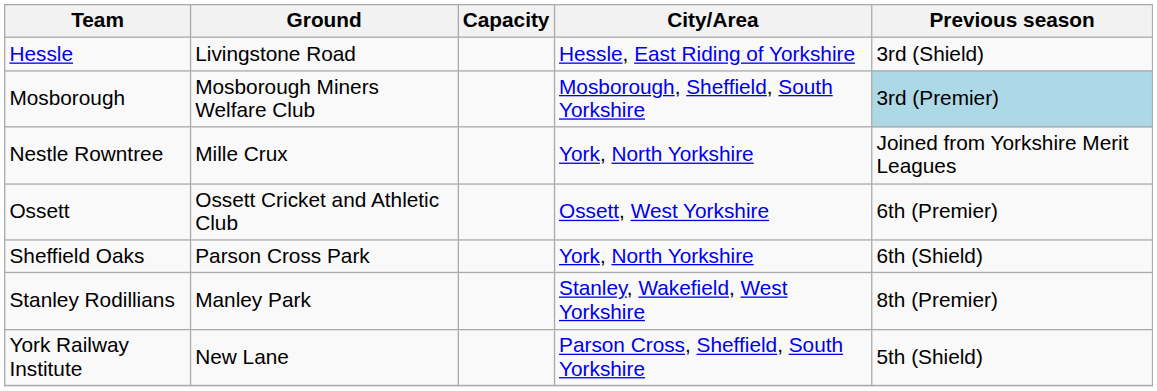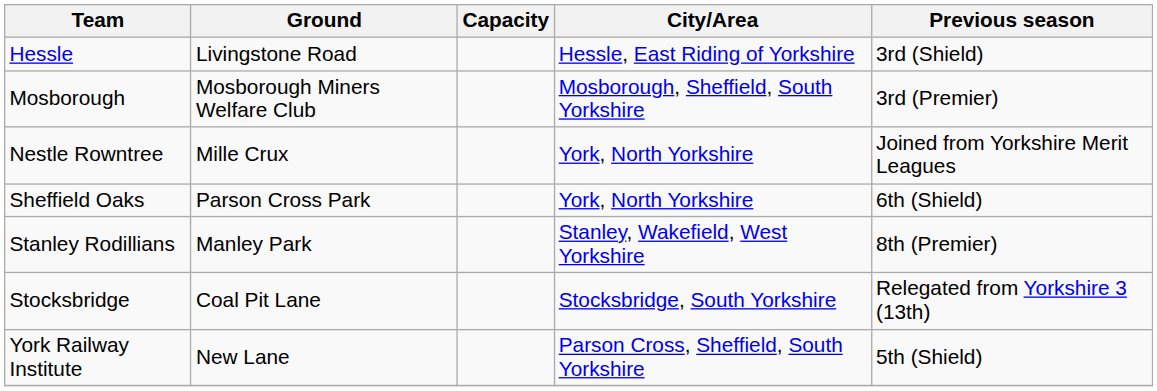(938, 98) lightblue background -> (937, 98) no background
- row: (39, 211)
+ row: (70, 300)
